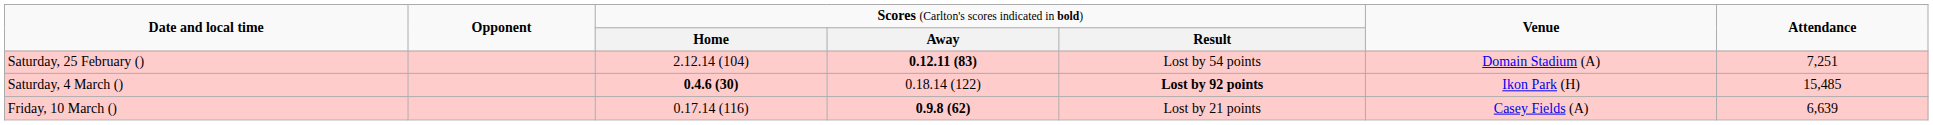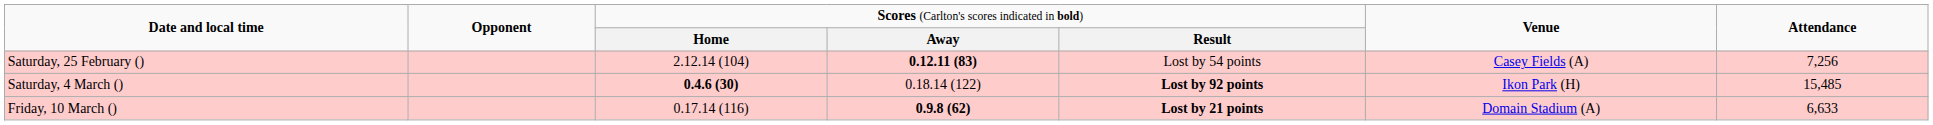(1541, 62) Domain Stadium (A) -> (1541, 62) Casey Fields (A)
(1822, 62) 7,251 -> (1822, 62) 7,256
(1212, 108) normal -> (1212, 108) bold
(1541, 108) Casey Fields (A) -> (1541, 108) Domain Stadium (A)
(1822, 108) 6,639 -> (1822, 108) 6,633
